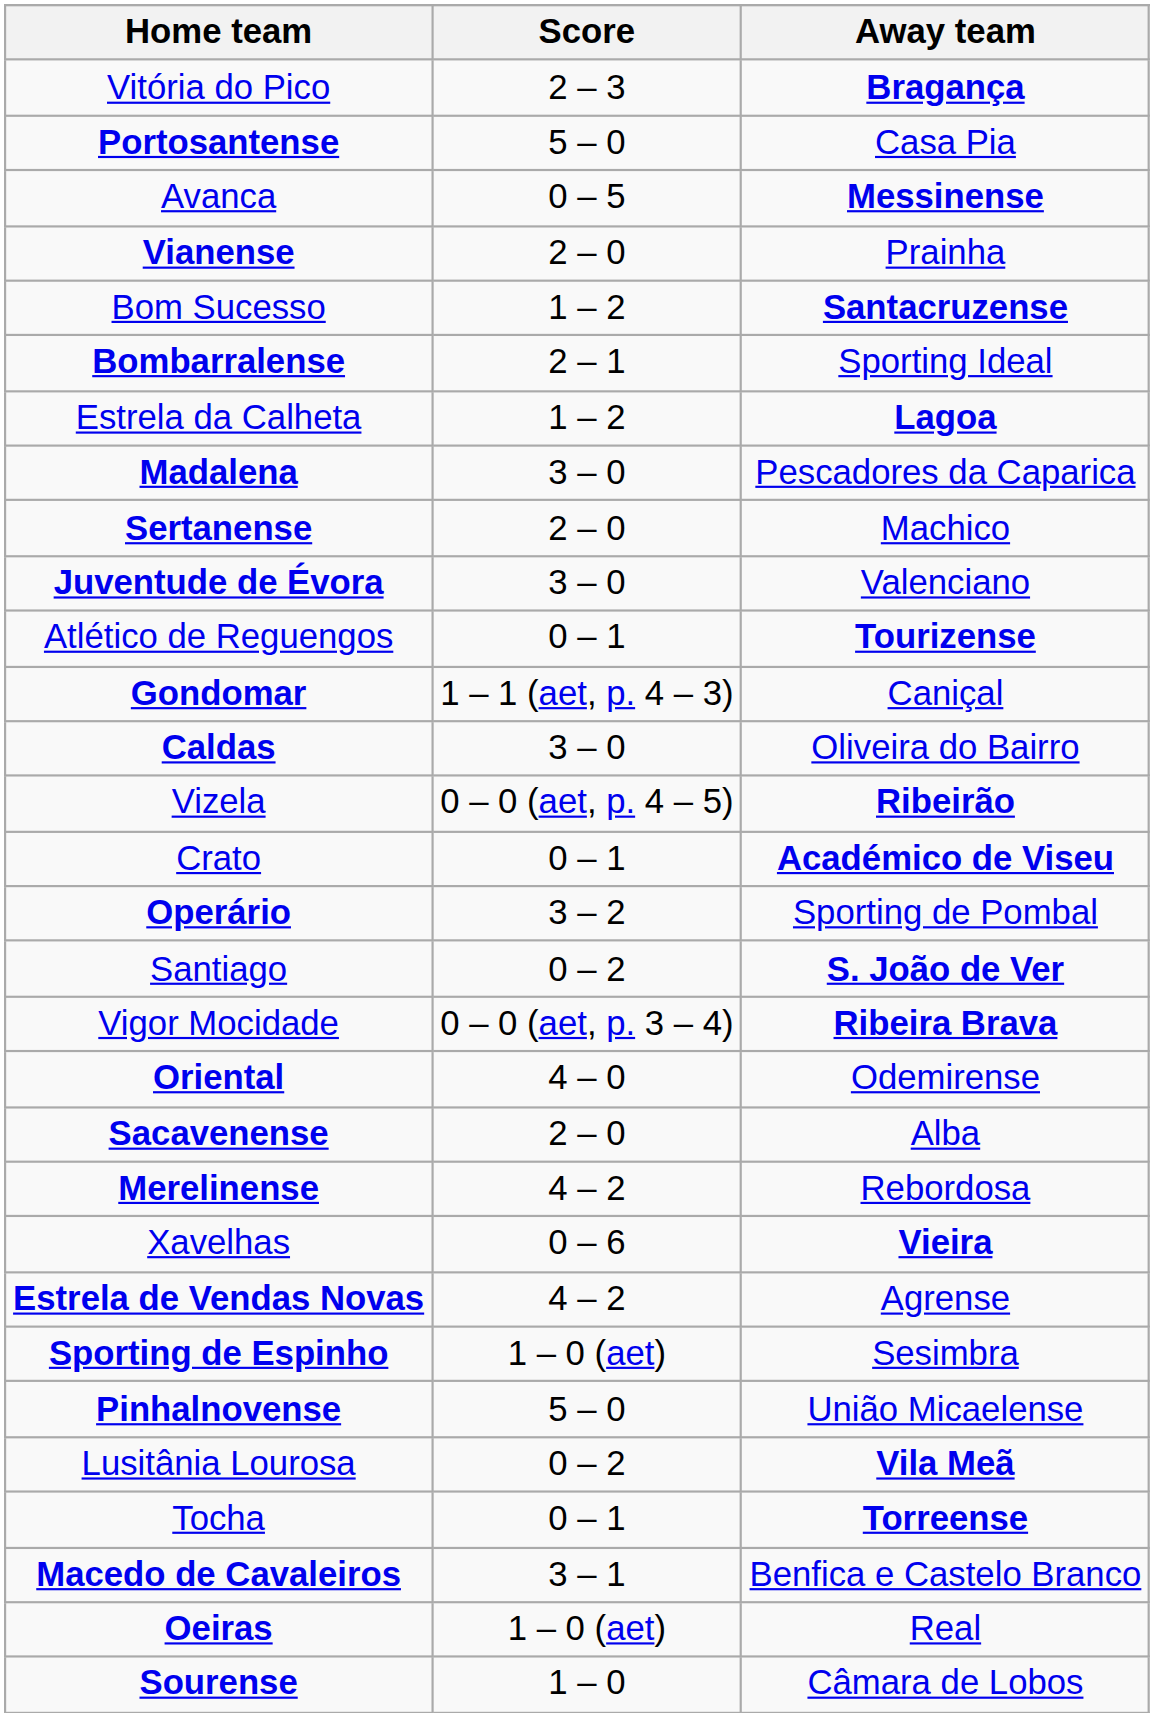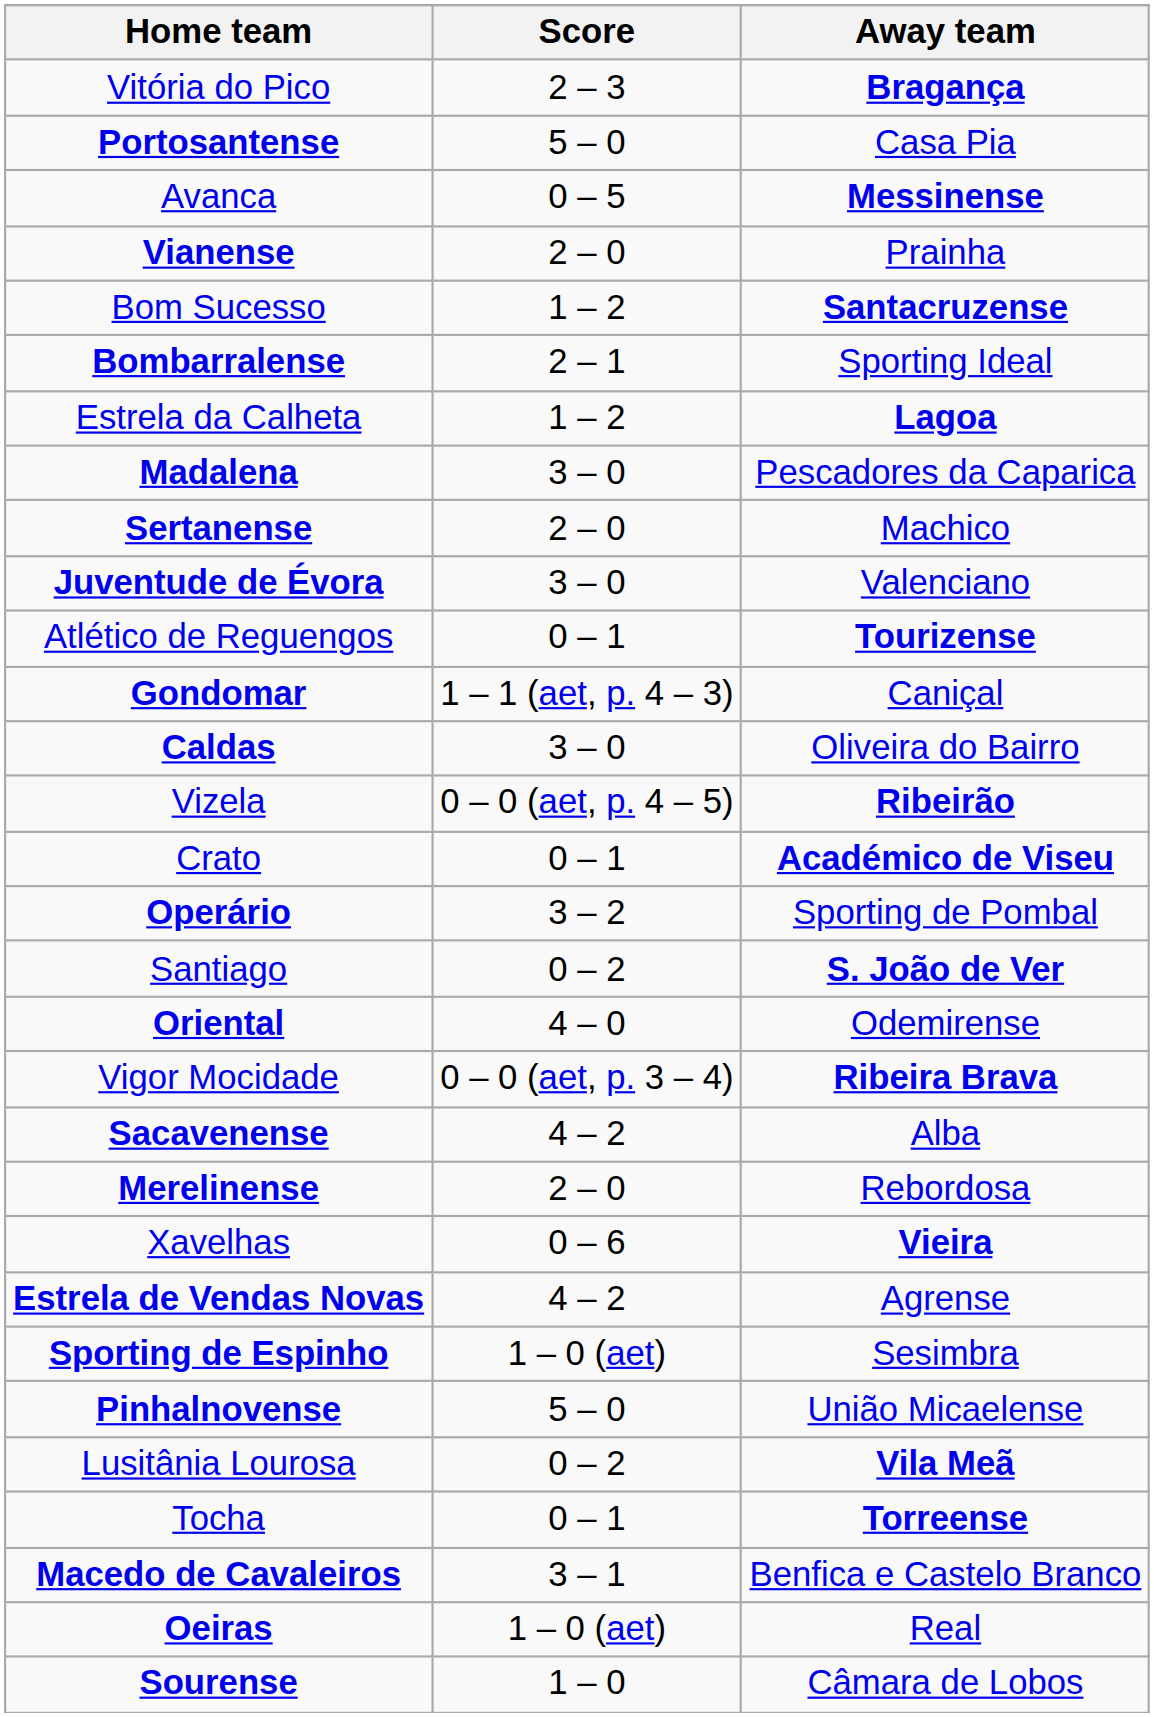rows swapped: (219, 1078) <-> (219, 1023)
(587, 1133) 2 – 0 -> (587, 1133) 4 – 2
(587, 1188) 4 – 2 -> (587, 1188) 2 – 0
